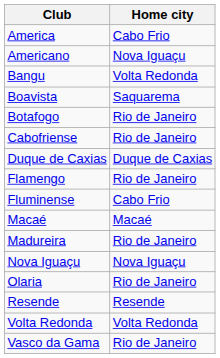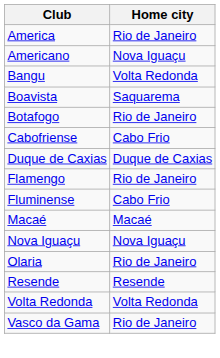(141, 35) Cabo Frio -> (155, 35) Rio de Janeiro
(155, 138) Rio de Janeiro -> (141, 138) Cabo Frio
- row: (37, 240)
